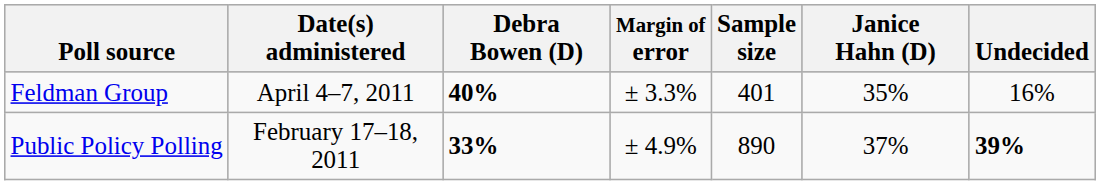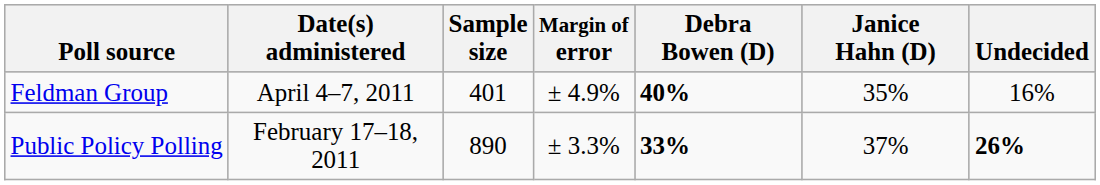columns swapped: (757, 38) <-> (527, 38)
(661, 91) ± 3.3% -> (584, 91) ± 4.9%
(661, 145) ± 4.9% -> (584, 145) ± 3.3%
(1000, 145) 39% -> (1000, 145) 26%
